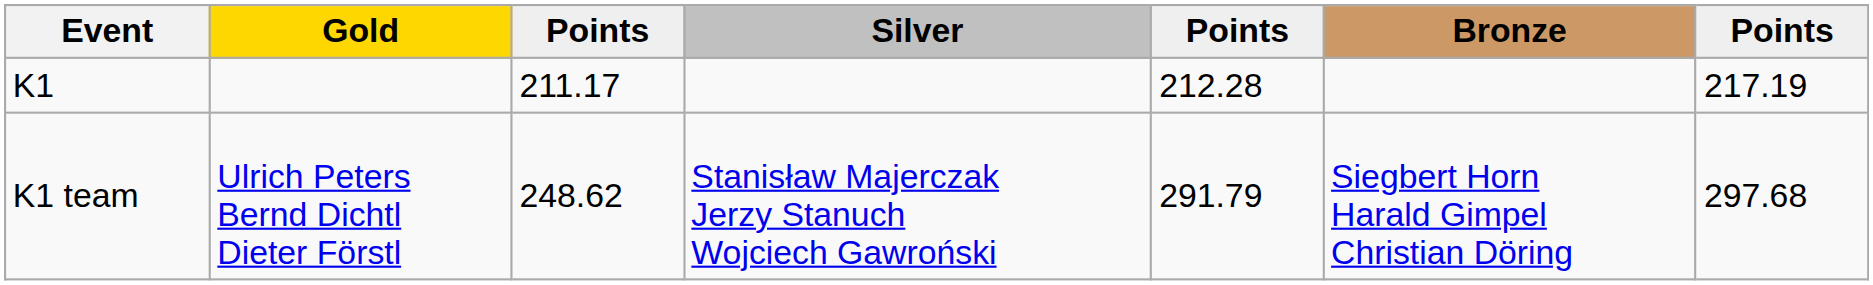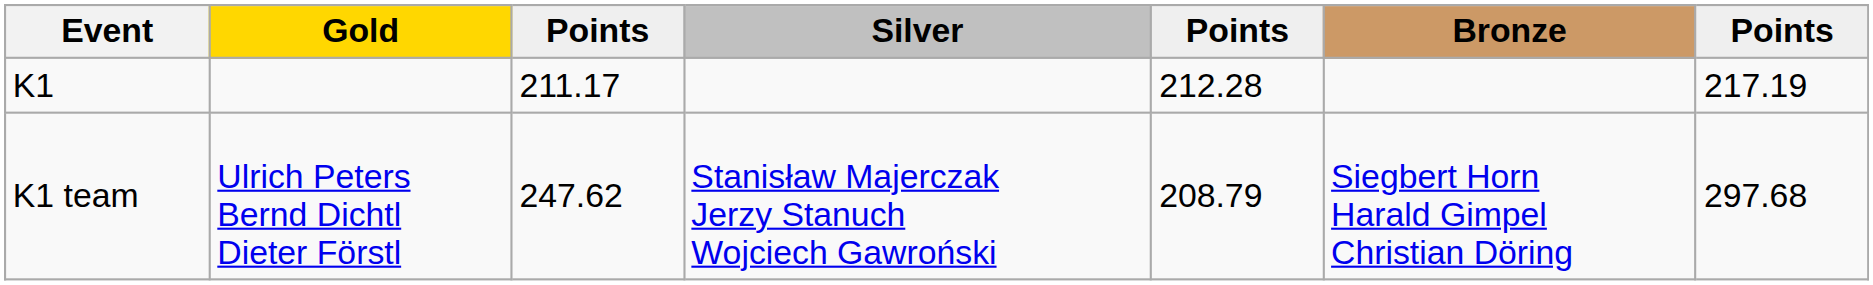(571, 195) 248.62 -> (571, 195) 247.62
(1211, 195) 291.79 -> (1211, 195) 208.79
